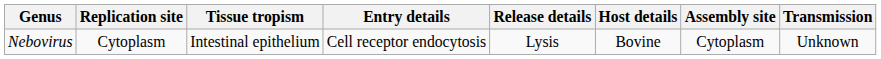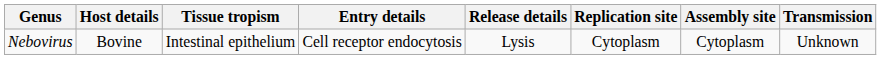columns swapped: (638, 16) <-> (131, 16)
